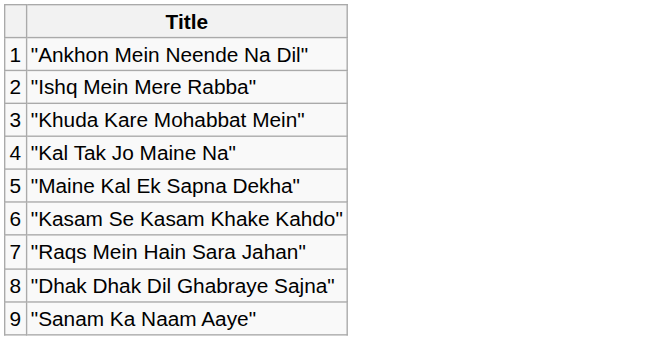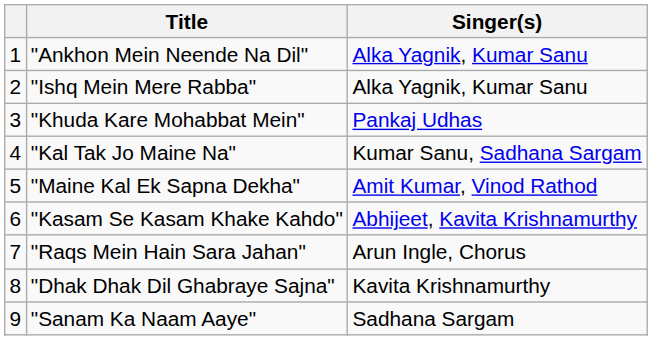+ column: (497, 21)
